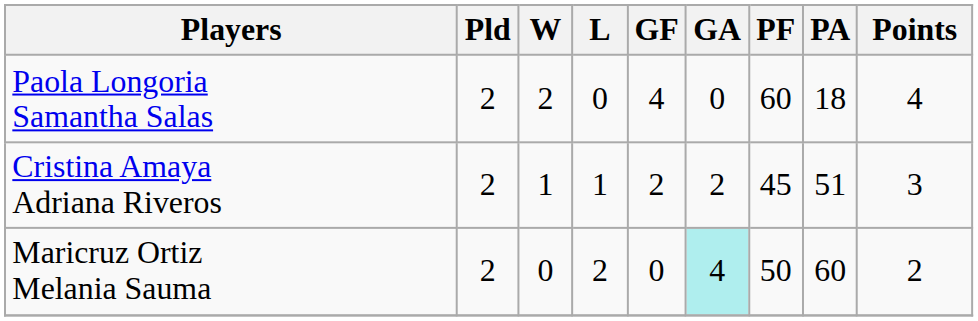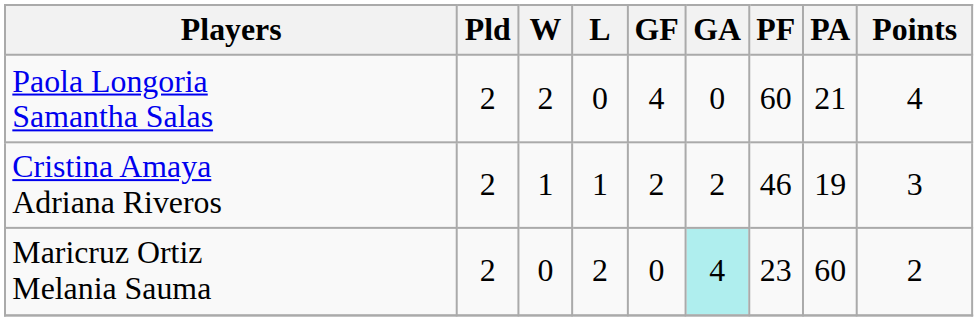(830, 98) 18 -> (830, 98) 21
(776, 184) 45 -> (776, 184) 46
(830, 184) 51 -> (830, 184) 19
(776, 270) 50 -> (776, 270) 23
